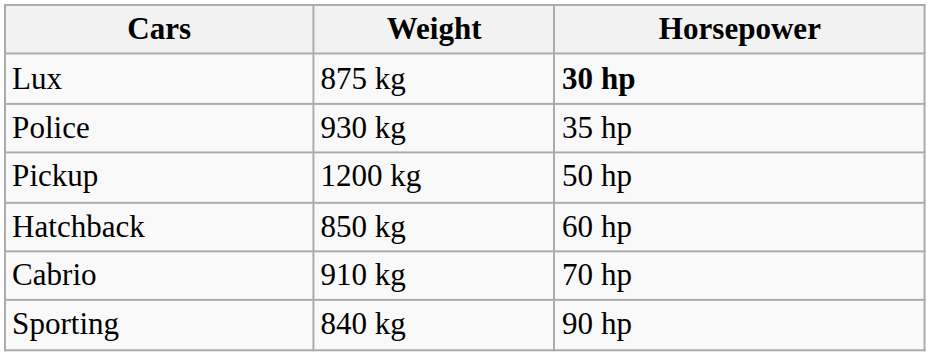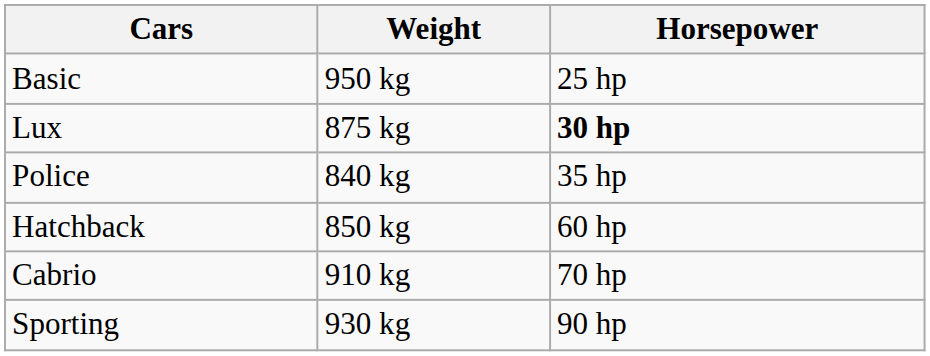+ row: (47, 78)
(363, 127) 930 kg -> (367, 176) 840 kg
- row: (55, 176)
(363, 324) 840 kg -> (367, 324) 930 kg
